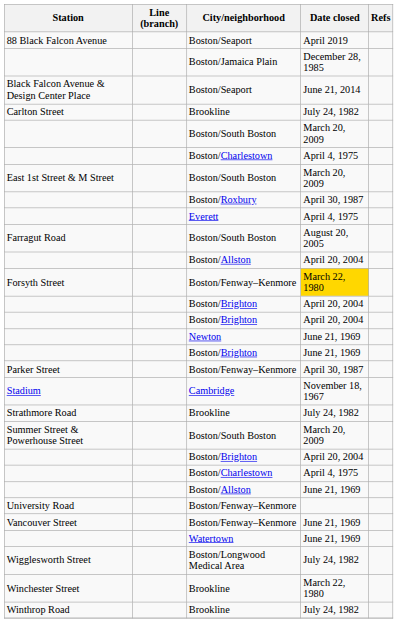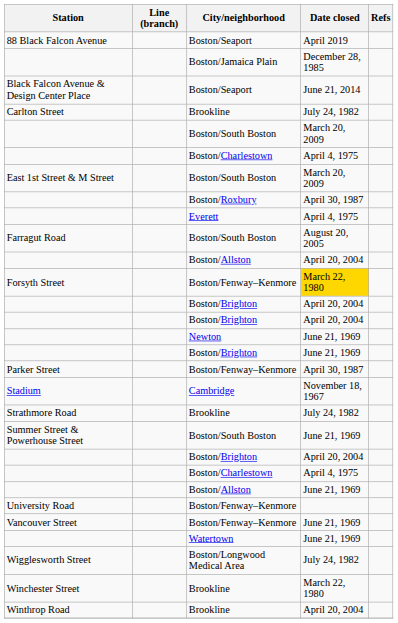(324, 435) March 20, 2009 -> (332, 435) June 21, 1969
(331, 610) July 24, 1982 -> (333, 610) April 20, 2004
